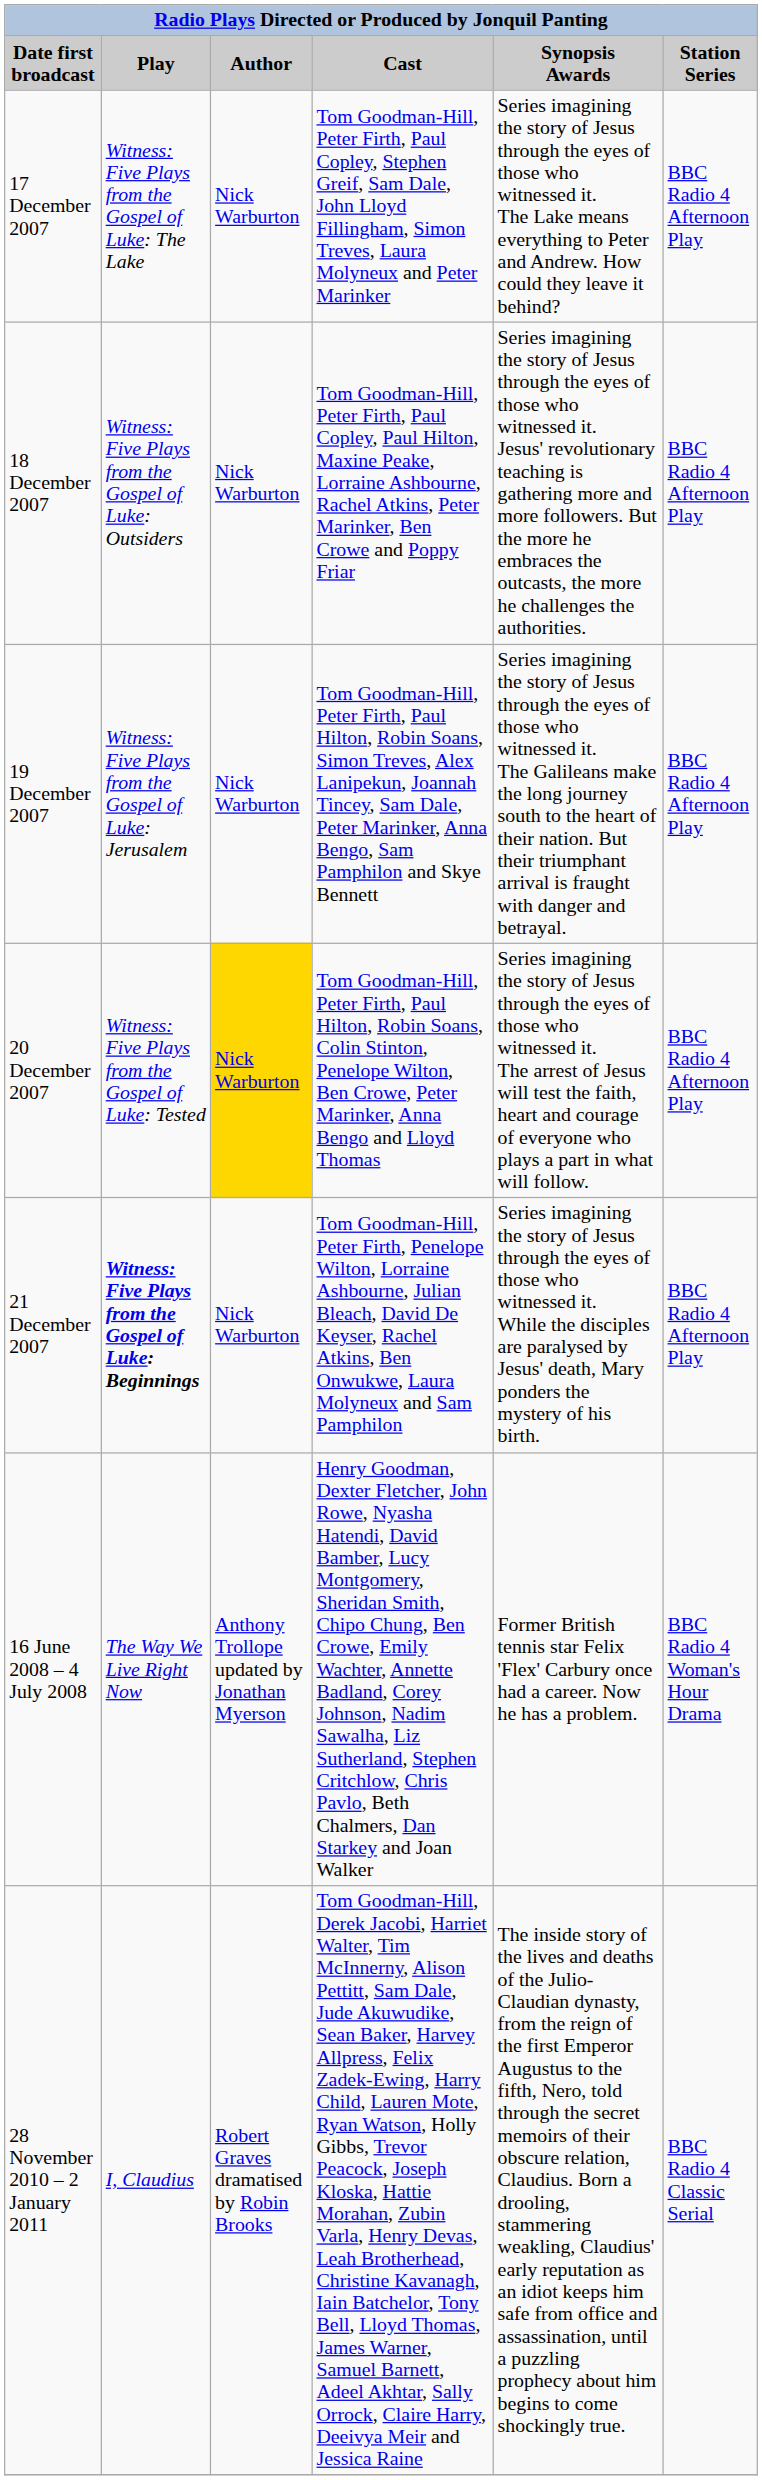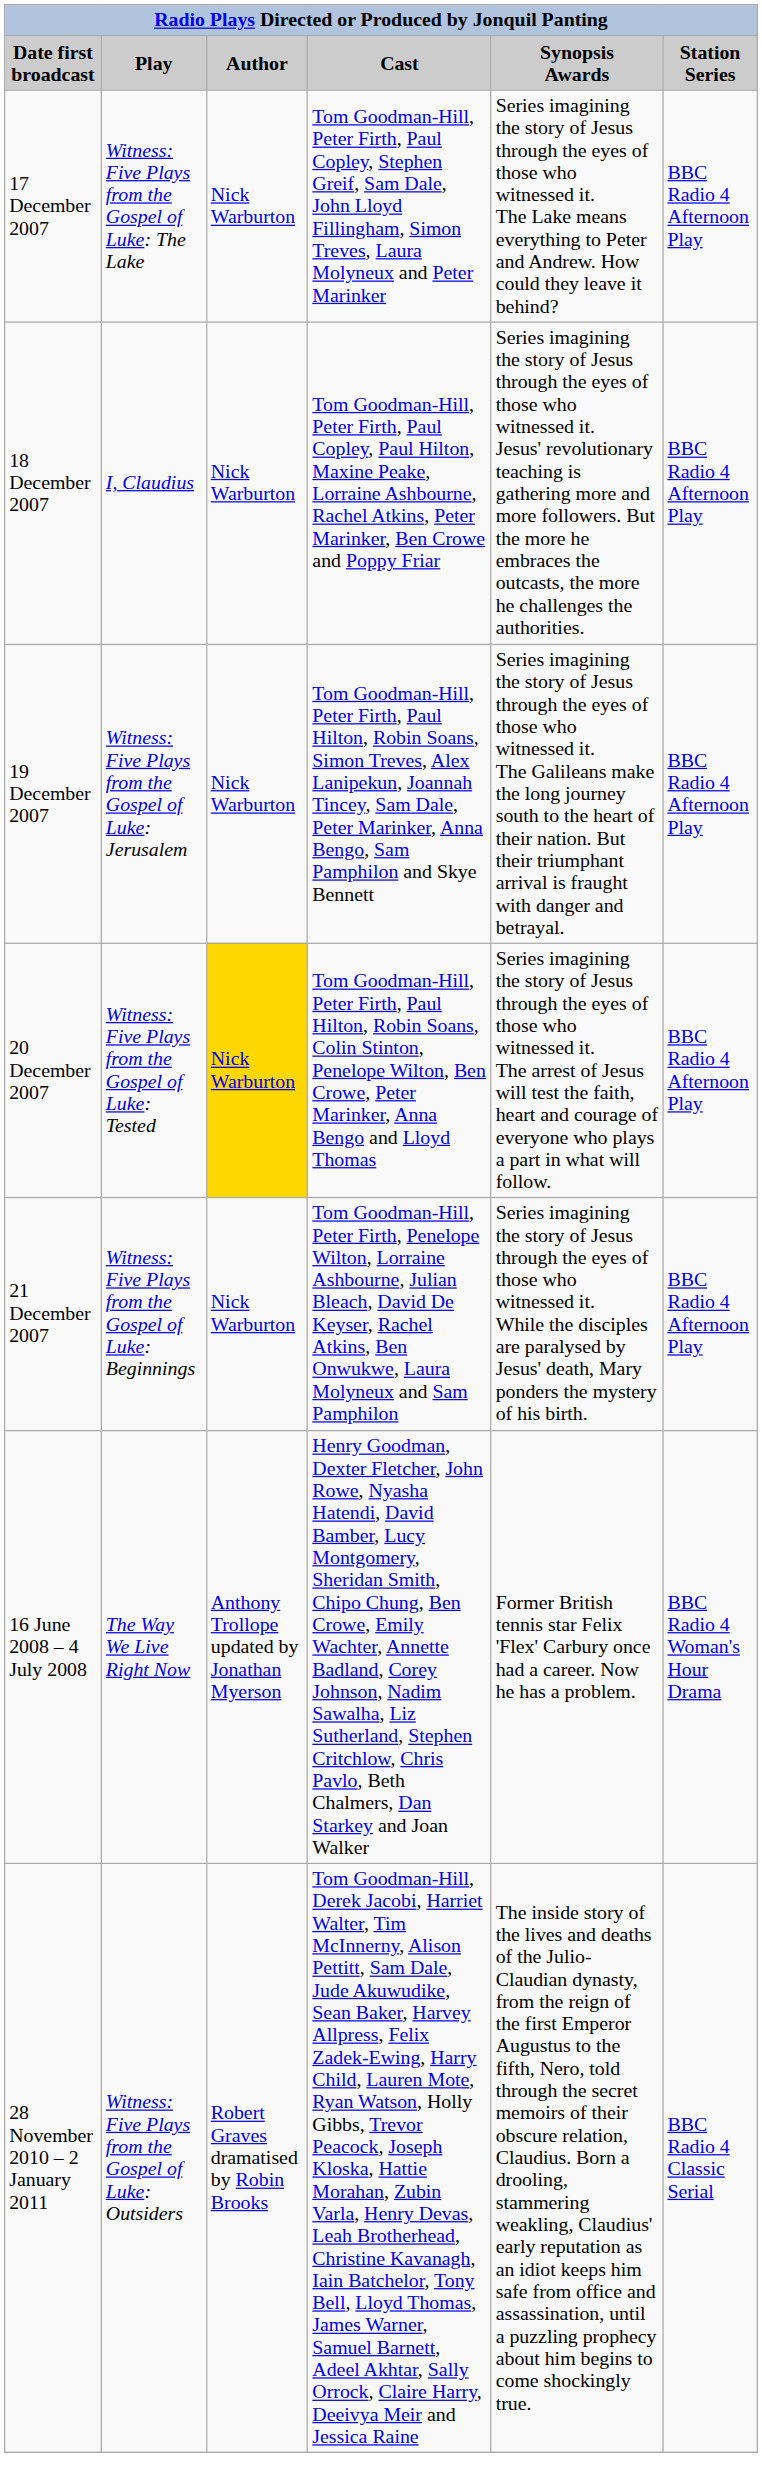(148, 482) Witness: Five Plays from the Gospel of Luke: Outsiders -> (150, 482) I, Claudius
(153, 1325) bold -> (150, 1313) normal
(150, 2180) I, Claudius -> (148, 2157) Witness: Five Plays from the Gospel of Luke: Outsiders
